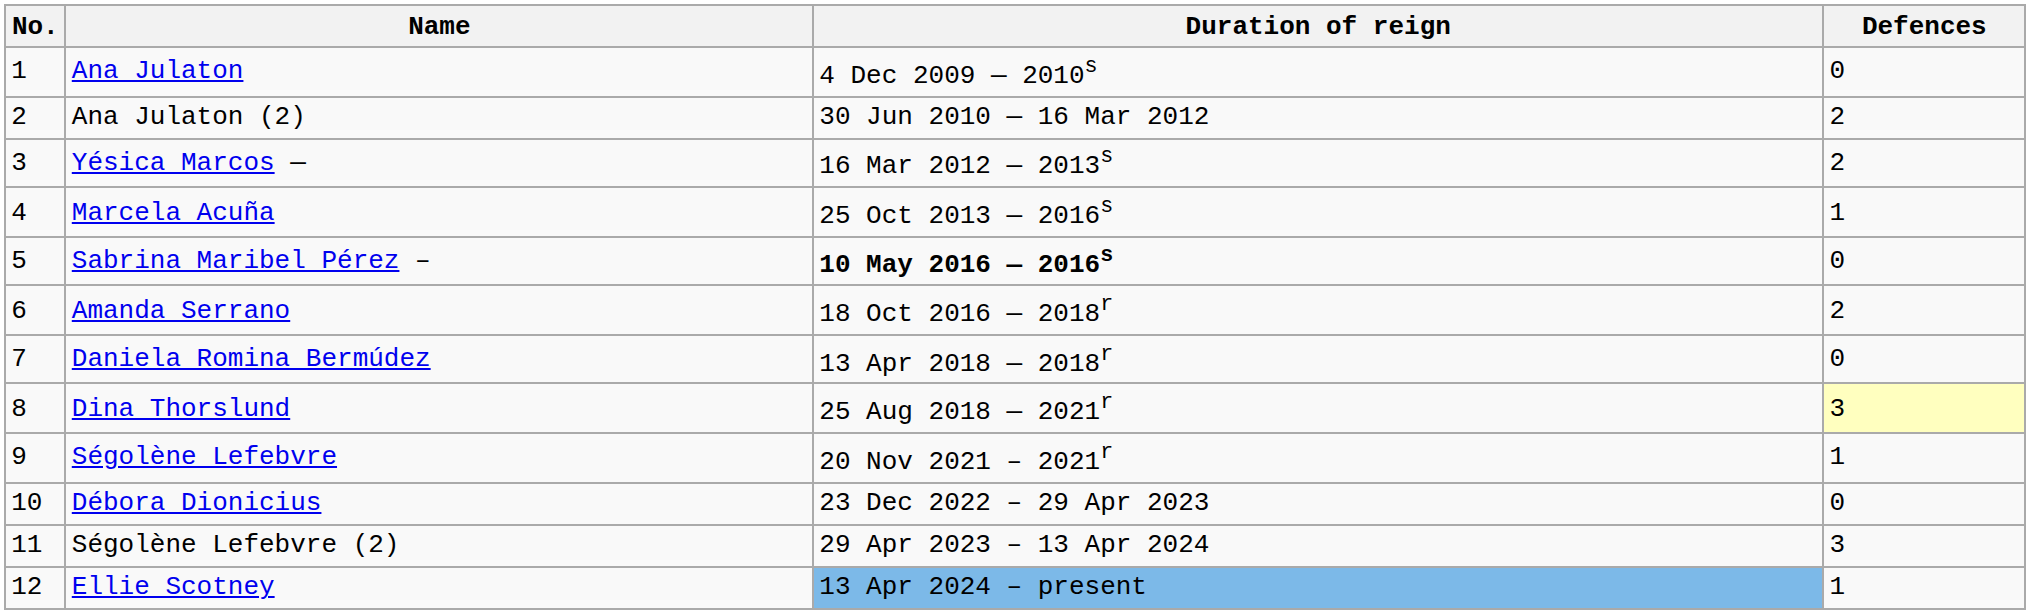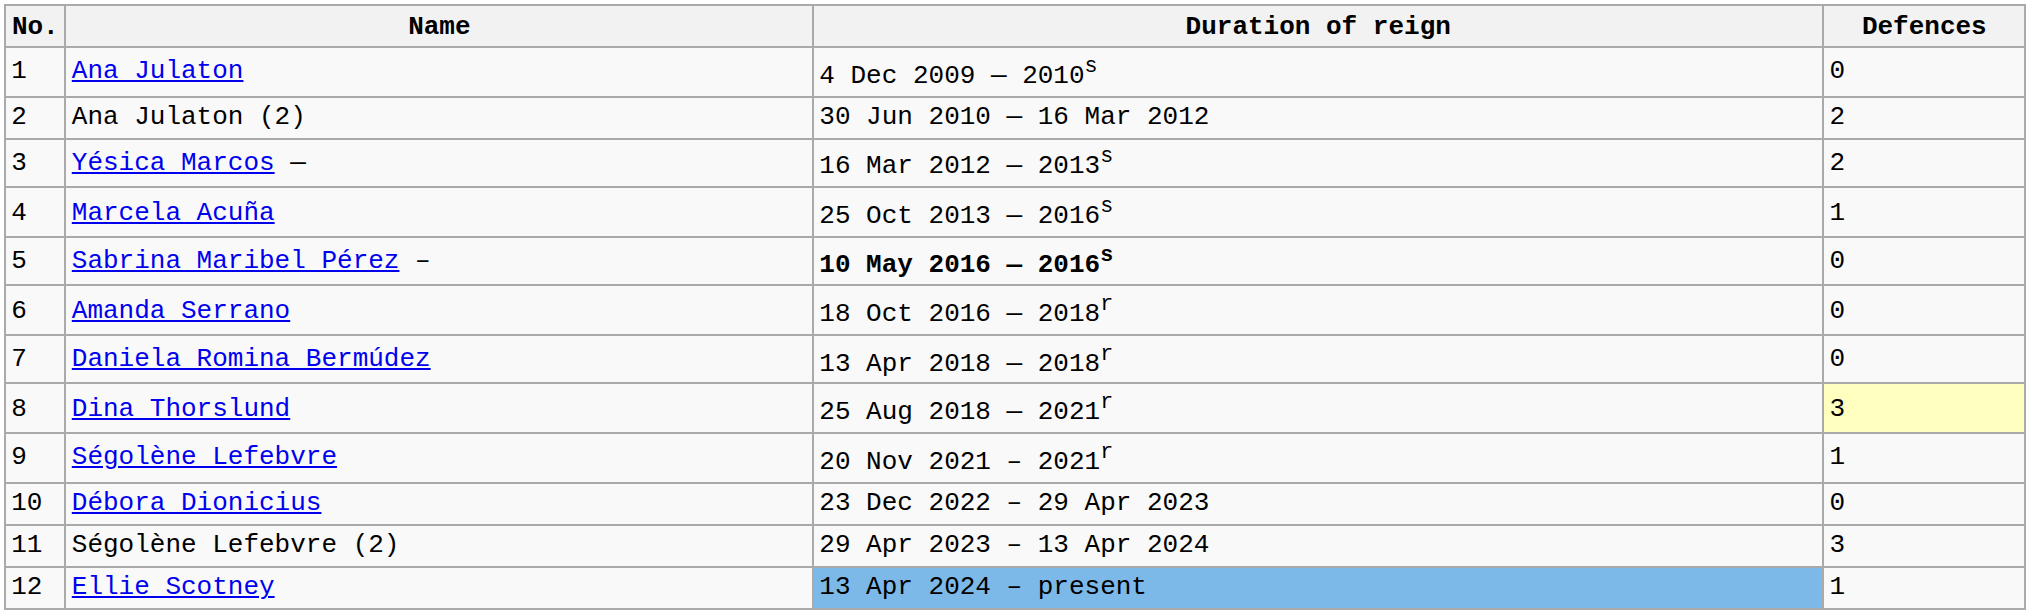(1837, 310) 2 -> (1837, 310) 0
